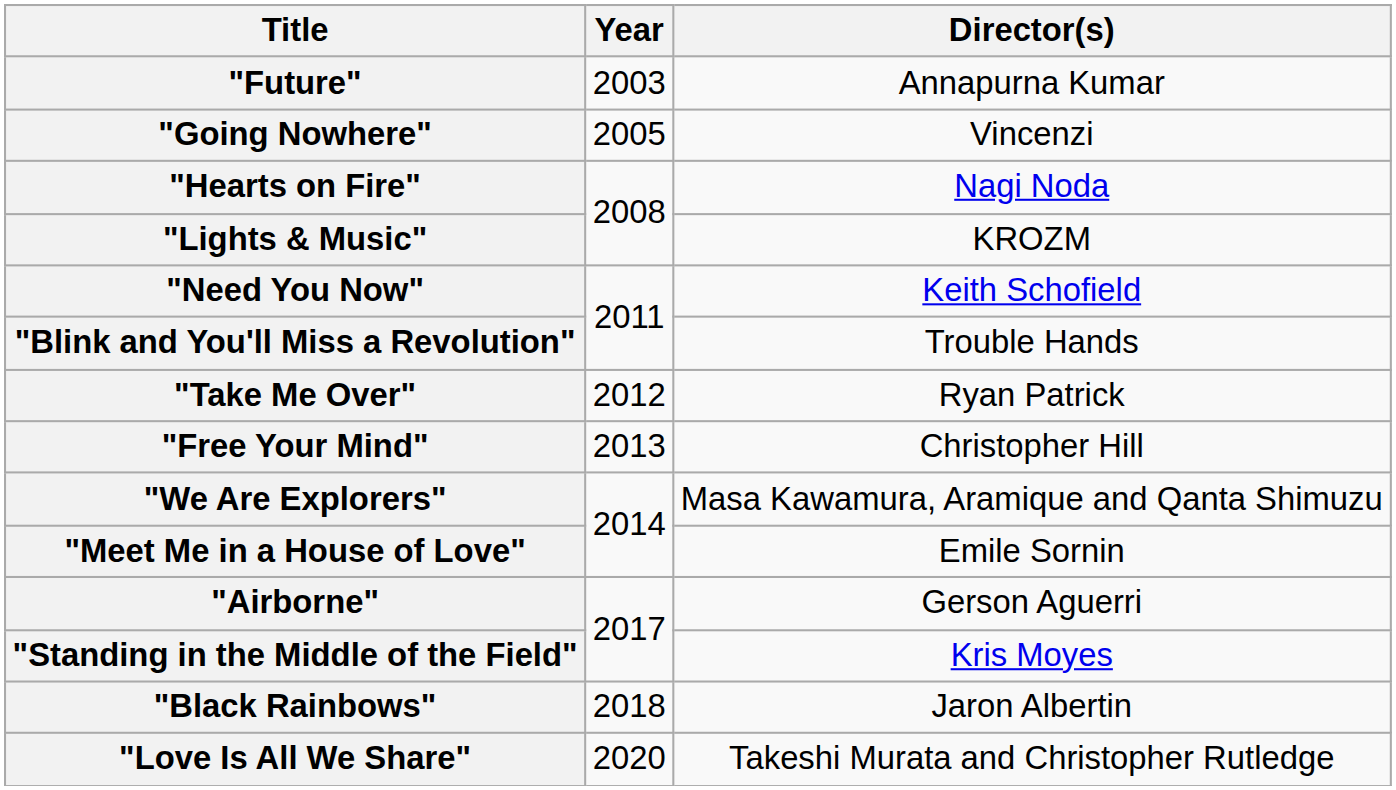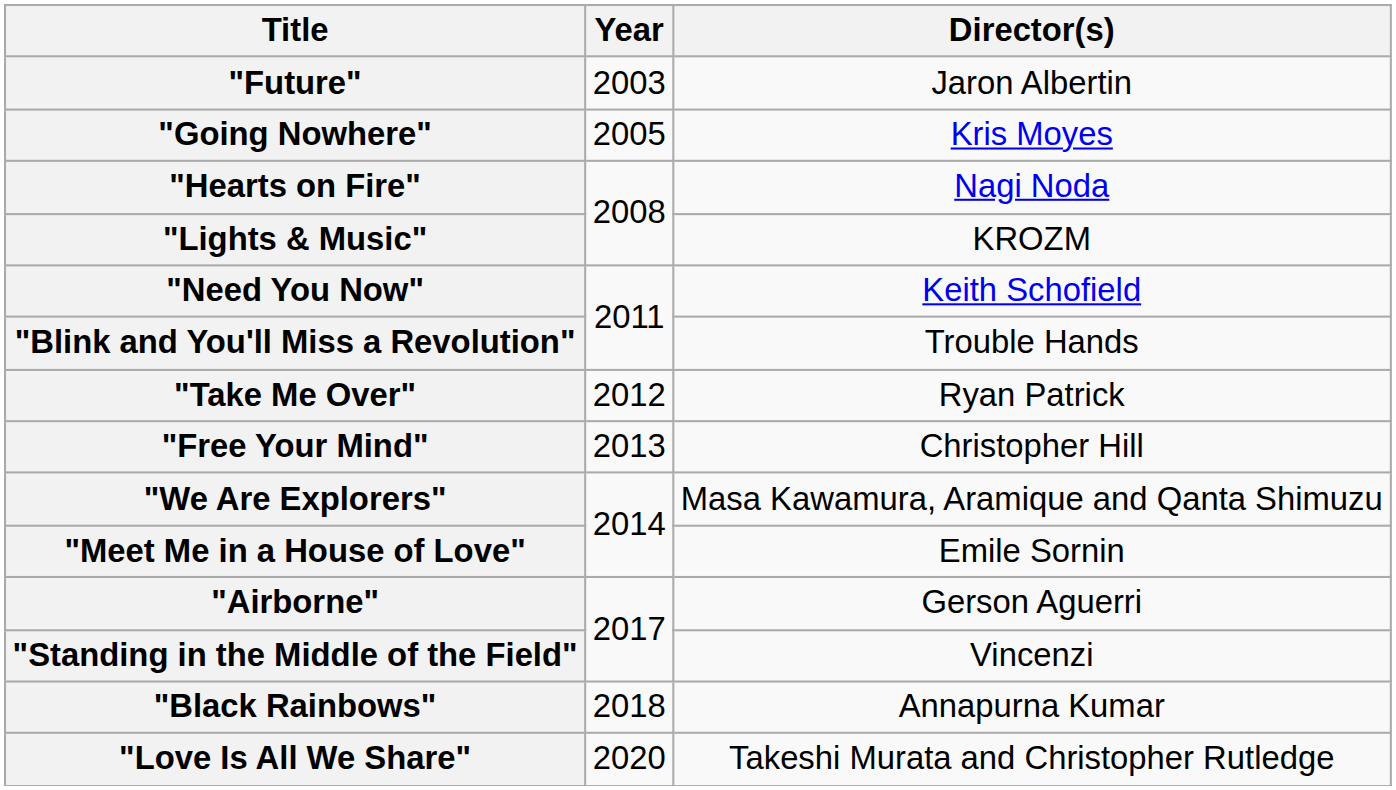(1032, 82) Annapurna Kumar -> (1032, 82) Jaron Albertin
(1032, 134) Vincenzi -> (1032, 134) Kris Moyes
(1032, 654) Kris Moyes -> (1032, 654) Vincenzi
(1032, 706) Jaron Albertin -> (1032, 706) Annapurna Kumar
